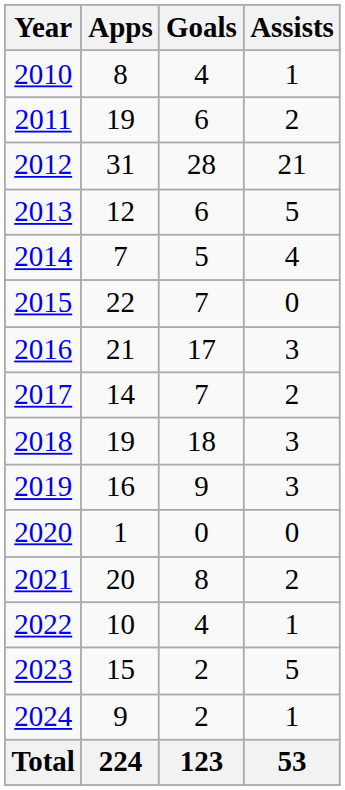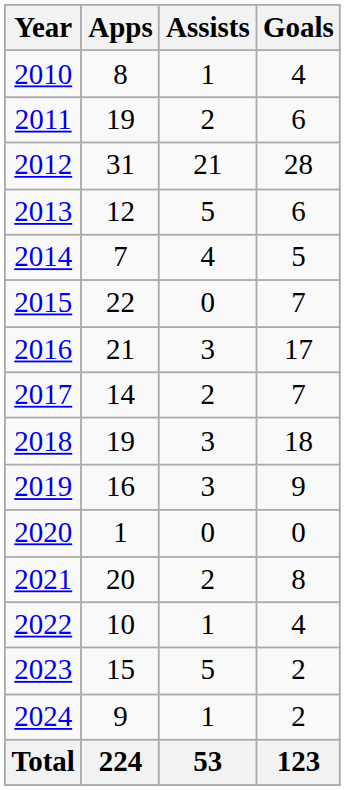columns swapped: (201, 27) <-> (292, 27)
